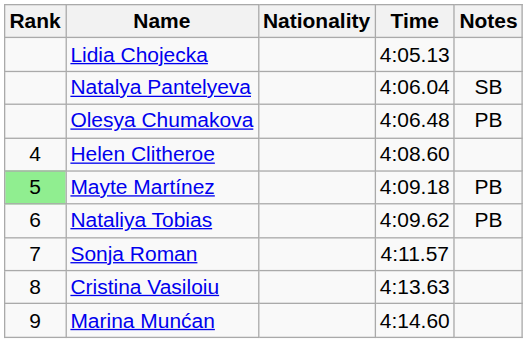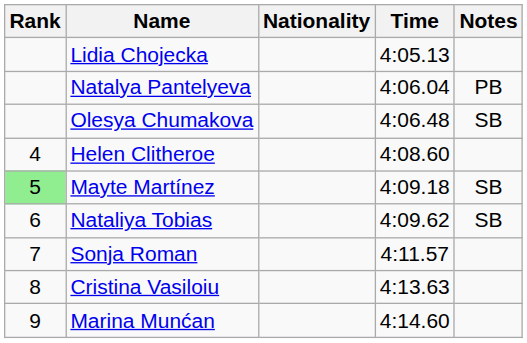(488, 87) SB -> (488, 87) PB
(488, 120) PB -> (488, 120) SB
(488, 187) PB -> (488, 187) SB
(488, 220) PB -> (488, 220) SB
